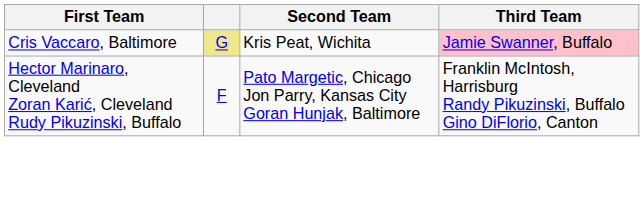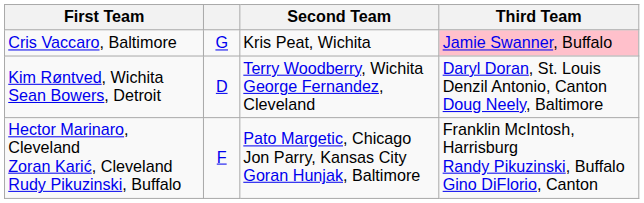(222, 42) khaki background -> (222, 42) no background
+ row: (86, 86)
